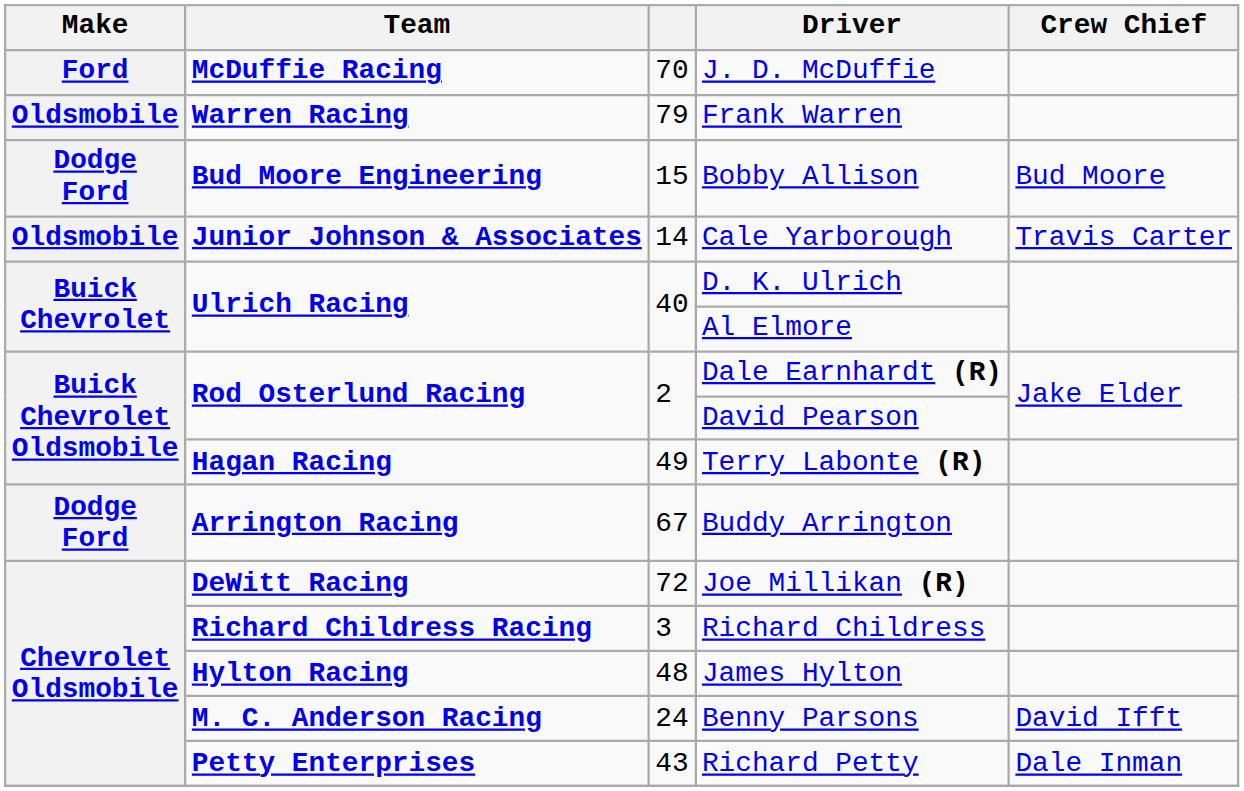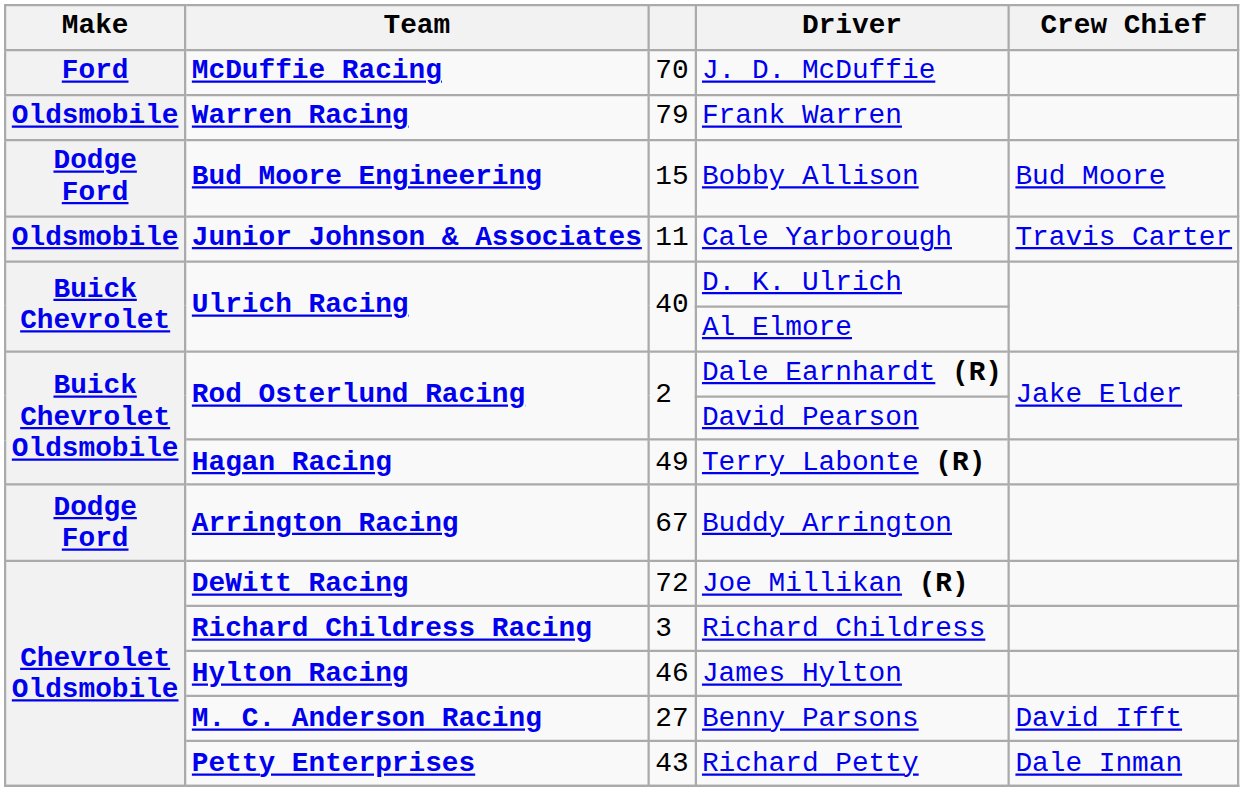(672, 239) 14 -> (672, 239) 11
(672, 674) 48 -> (672, 674) 46
(672, 719) 24 -> (672, 719) 27
